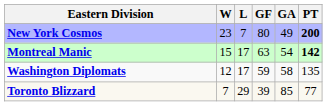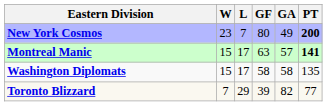(287, 52) 54 -> (287, 52) 57
(310, 52) 142 -> (310, 52) 141
(226, 71) 12 -> (226, 71) 15
(263, 71) 59 -> (263, 71) 58
(287, 91) 85 -> (287, 91) 82
